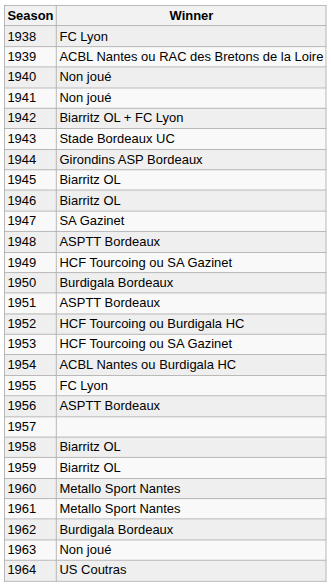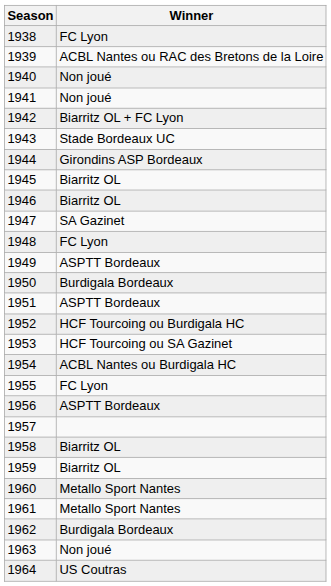(110, 241) ASPTT Bordeaux -> (84, 241) FC Lyon
(146, 262) HCF Tourcoing ou SA Gazinet -> (110, 262) ASPTT Bordeaux
